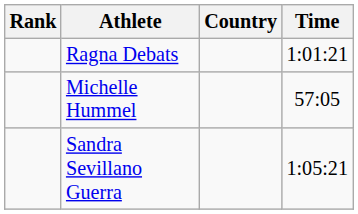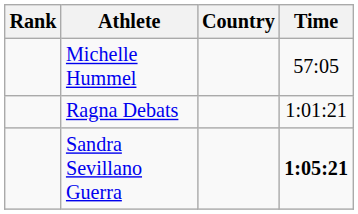rows swapped: (102, 99) <-> (122, 54)
(317, 168) normal -> (316, 168) bold
